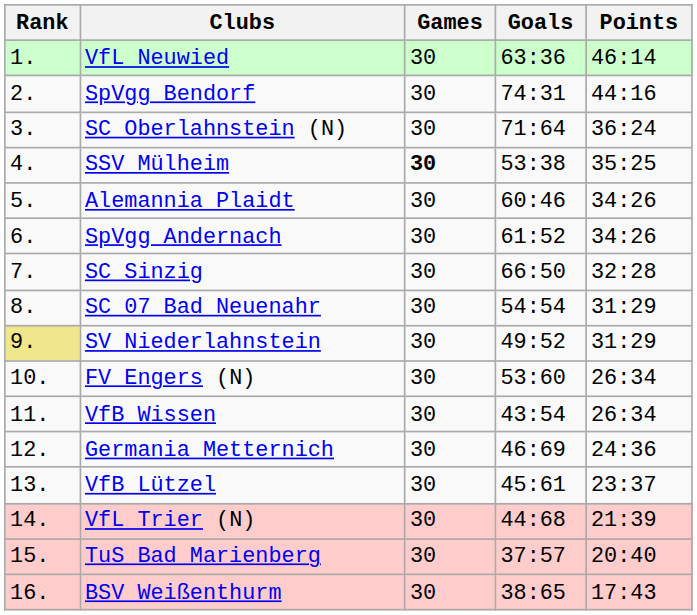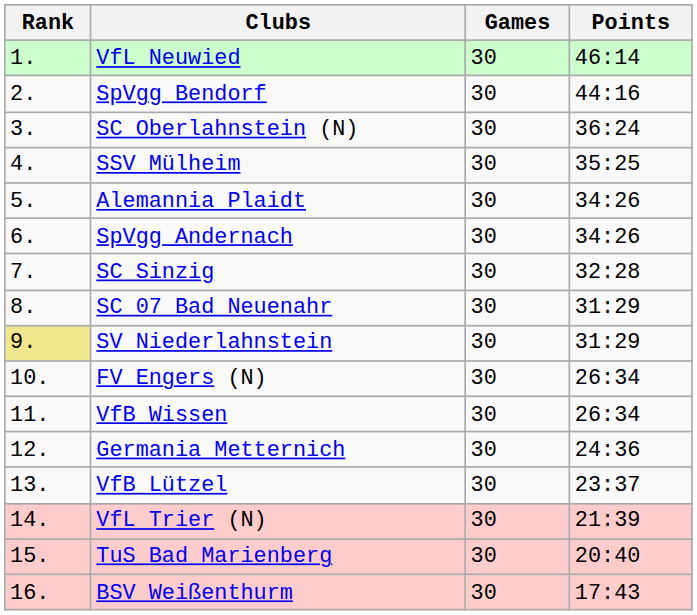- column: (541, 23)
(423, 165) bold -> (484, 165) normal
